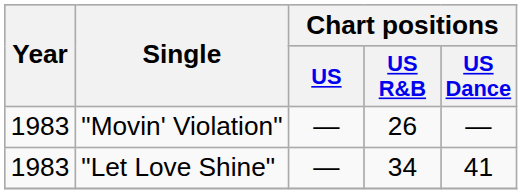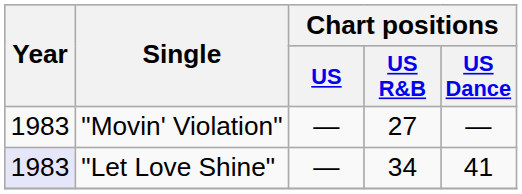(402, 126) 26 -> (402, 126) 27
(40, 168) no background -> (40, 168) lavender background
